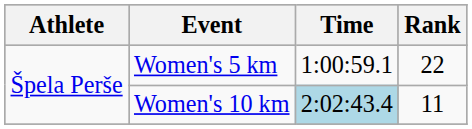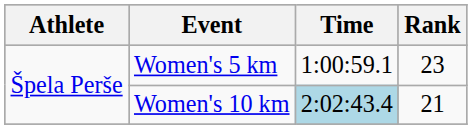(432, 64) 22 -> (432, 64) 23
(432, 104) 11 -> (432, 104) 21
